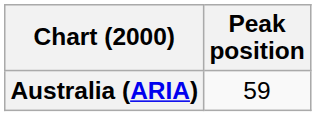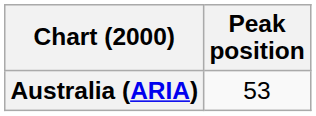(257, 90) 59 -> (257, 90) 53
